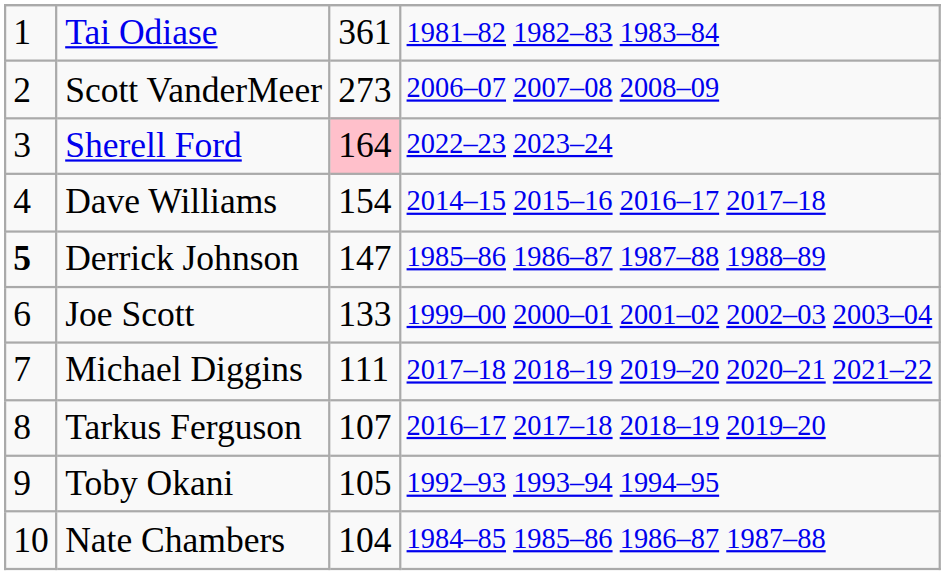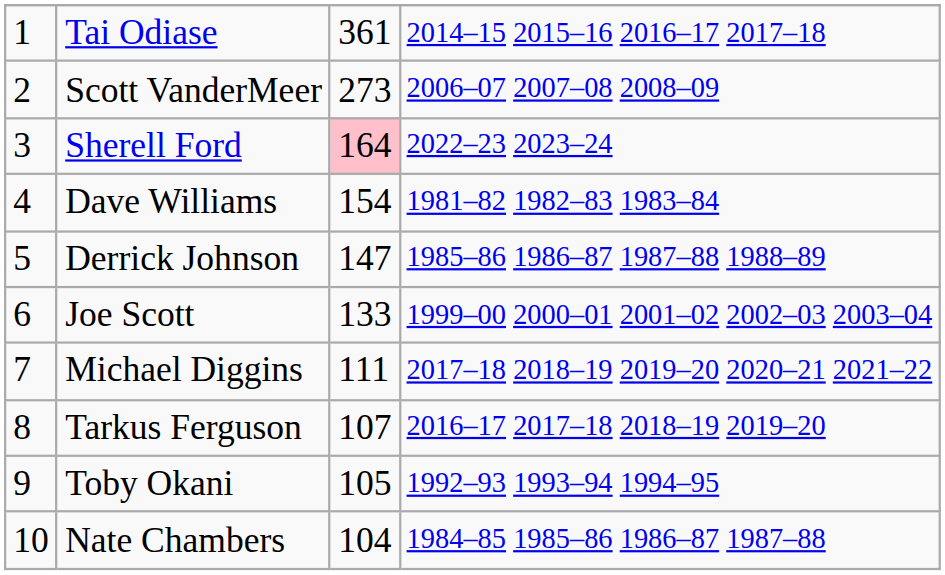(563, 32) 1981–82 1982–83 1983–84 -> (616, 32) 2014–15 2015–16 2016–17 2017–18
(616, 201) 2014–15 2015–16 2016–17 2017–18 -> (563, 201) 1981–82 1982–83 1983–84
(22, 257) bold -> (22, 257) normal
